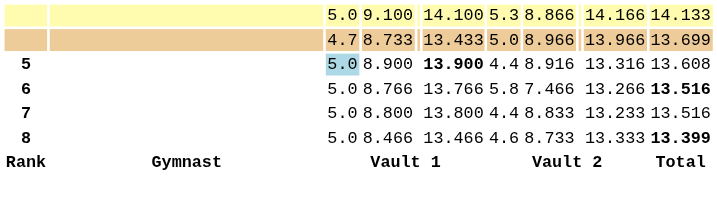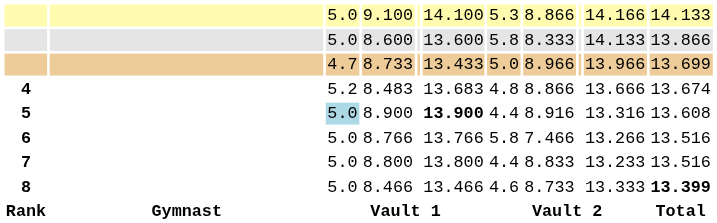+ row: (388, 40)
+ row: (388, 89)
(681, 89) bold -> (681, 138) normal
